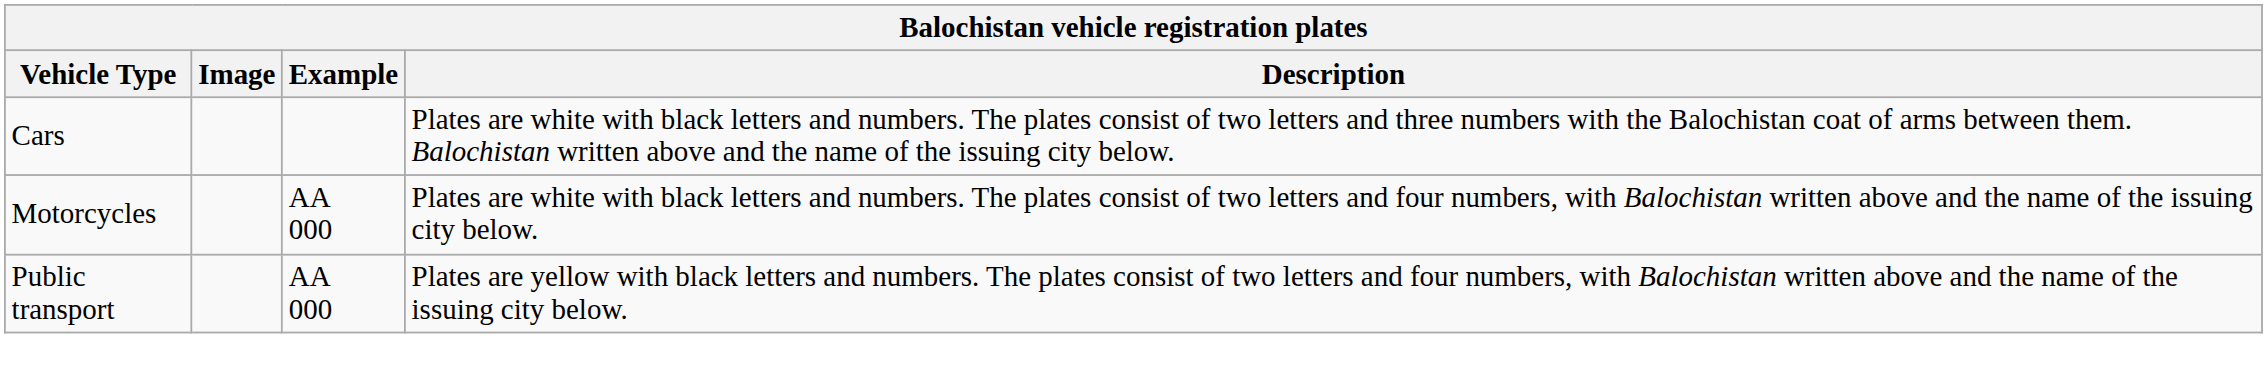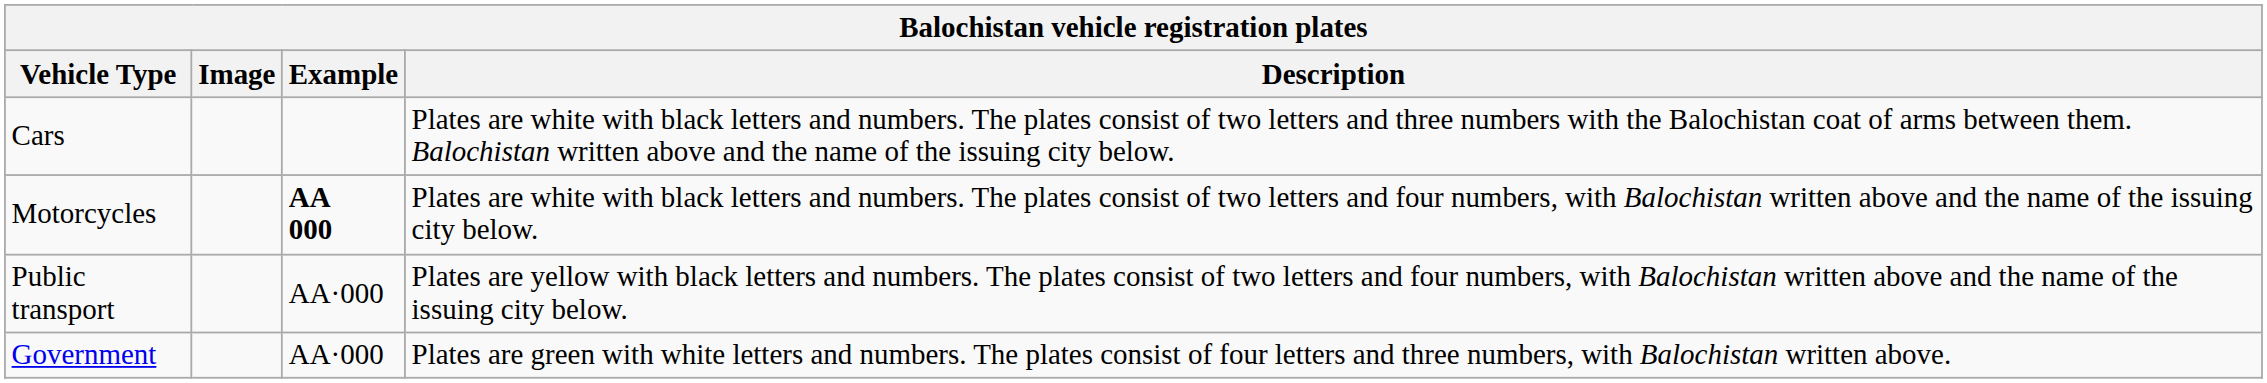(311, 214) normal -> (311, 214) bold
(311, 292) AA 000 -> (336, 292) AA·000
+ row: (84, 354)
